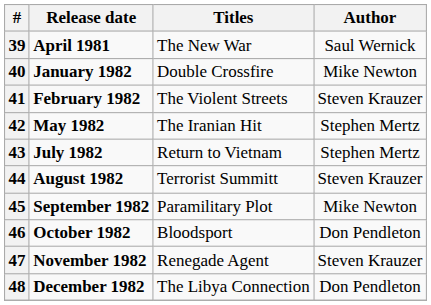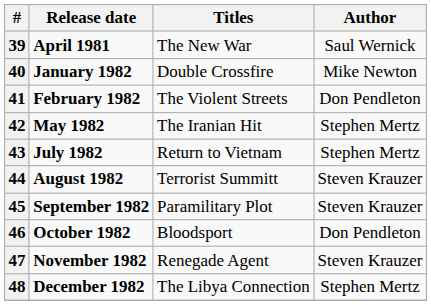(370, 98) Steven Krauzer -> (370, 98) Don Pendleton
(370, 206) Mike Newton -> (370, 206) Steven Krauzer
(370, 286) Don Pendleton -> (370, 286) Stephen Mertz
